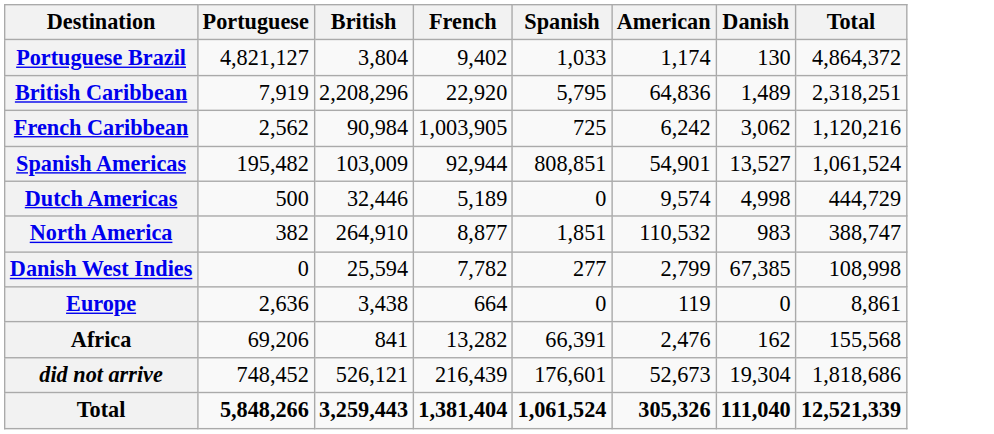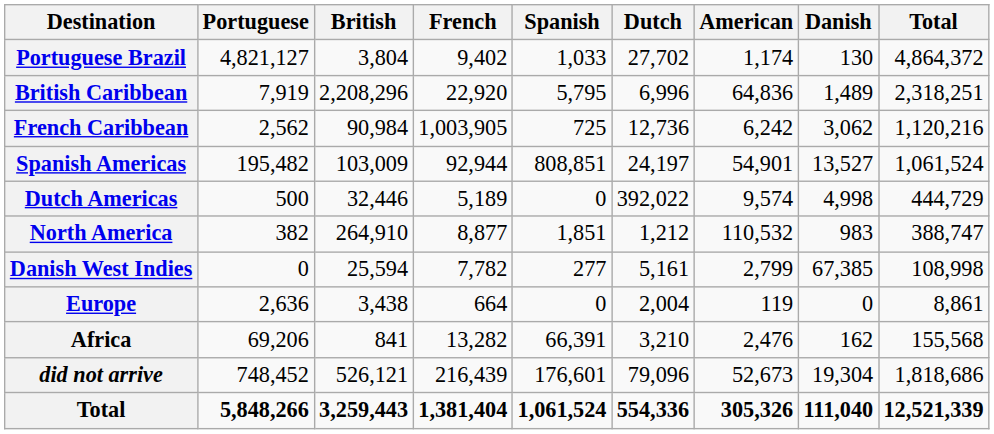+ column: (653, 22)
